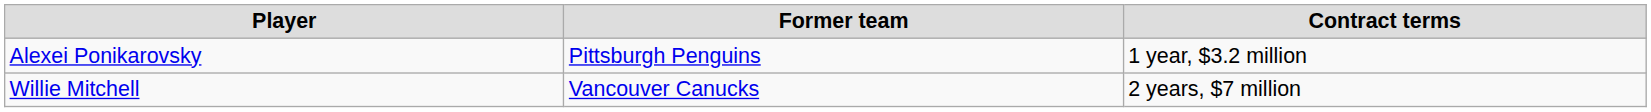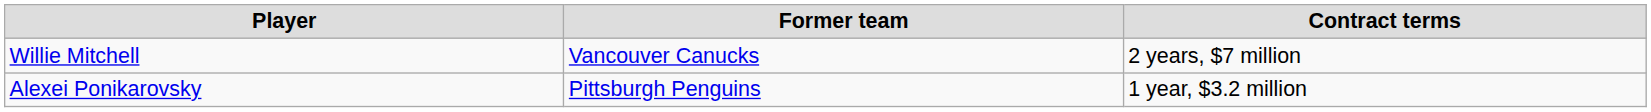rows swapped: (106, 55) <-> (75, 89)
